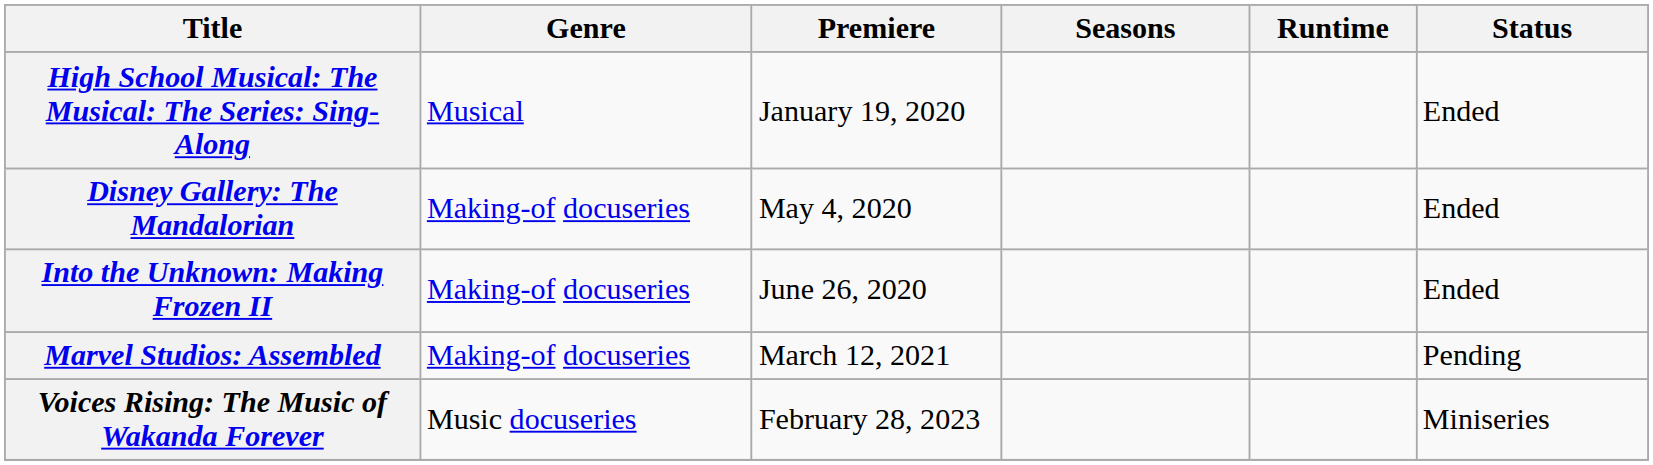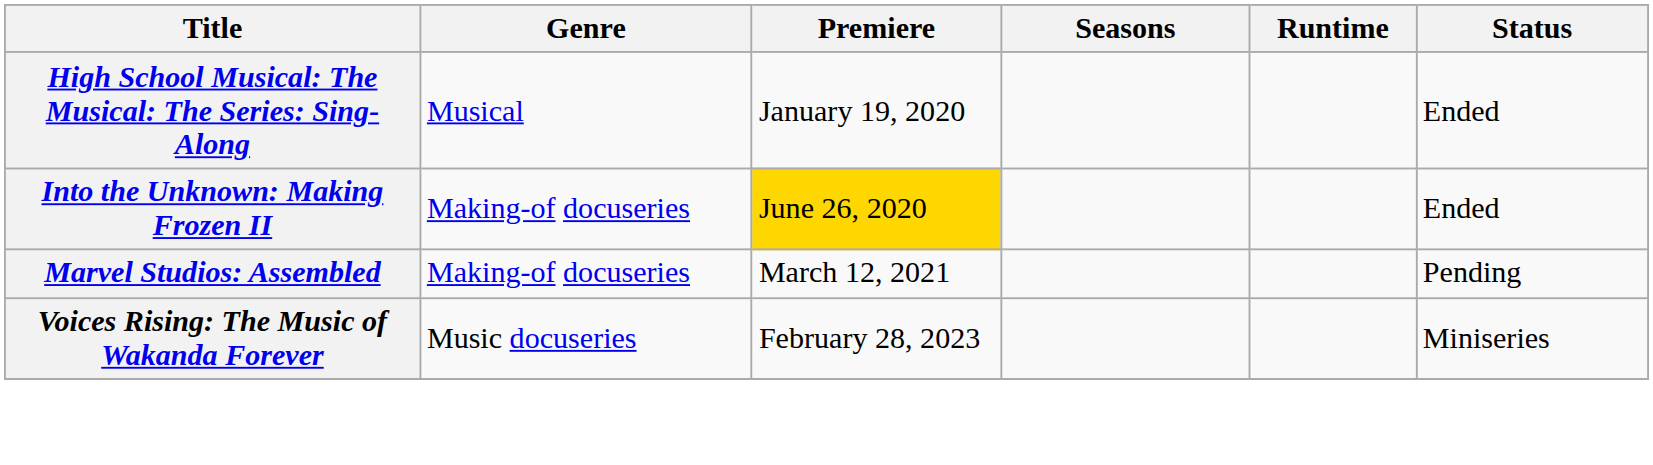- row: (212, 208)
(843, 289) no background -> (843, 208) gold background
